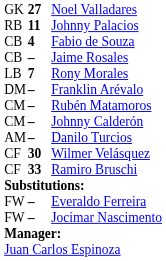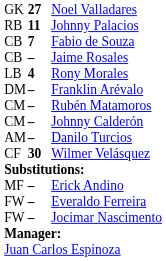(31, 41) 4 -> (31, 41) 7
(31, 73) 7 -> (31, 73) 4
- row: (94, 169)
+ row: (87, 185)
